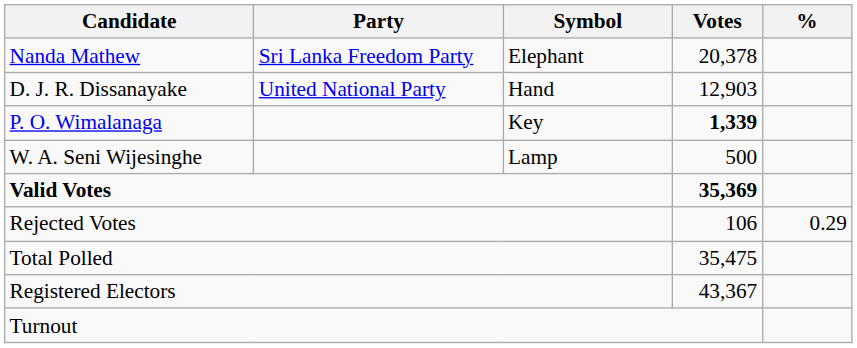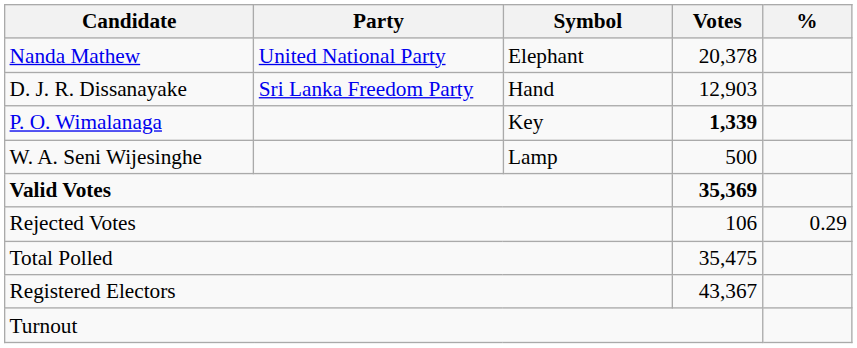(366, 55) Sri Lanka Freedom Party -> (352, 55) United National Party
(352, 88) United National Party -> (366, 88) Sri Lanka Freedom Party
